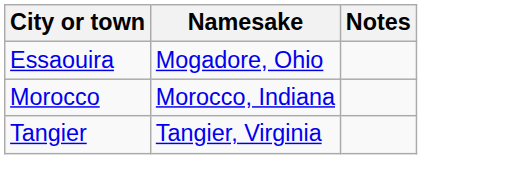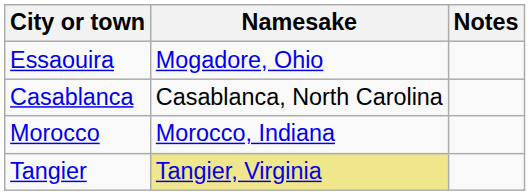+ row: (72, 97)
(239, 134) no background -> (239, 171) khaki background
